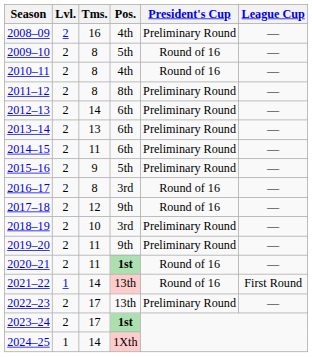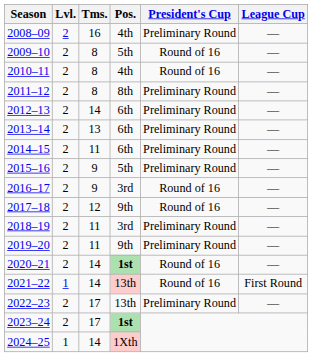(95, 187) 8 -> (95, 187) 9
(95, 226) 10 -> (95, 226) 11
(95, 264) 11 -> (95, 264) 14
